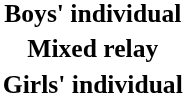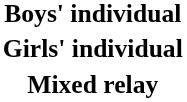rows swapped: (93, 84) <-> (93, 49)
